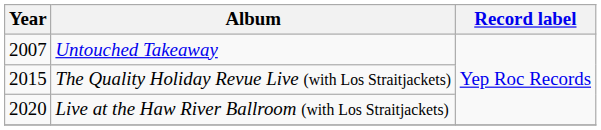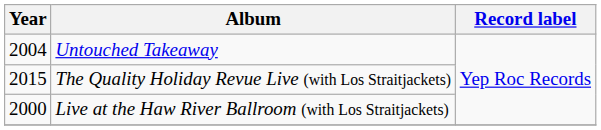(28, 49) 2007 -> (28, 49) 2004
(28, 109) 2020 -> (28, 109) 2000
